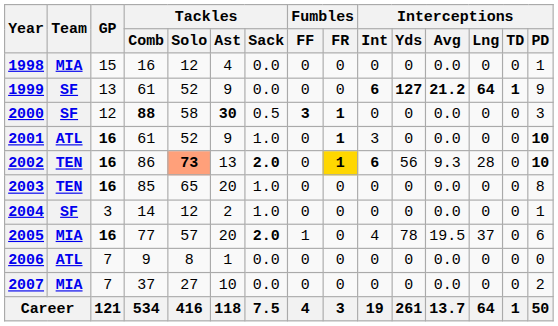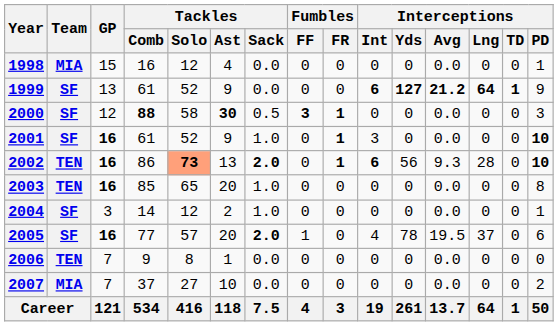(69, 139) ATL -> (69, 139) SF
(340, 163) gold background -> (340, 163) no background
(69, 236) MIA -> (69, 236) SF
(69, 260) ATL -> (69, 260) TEN
